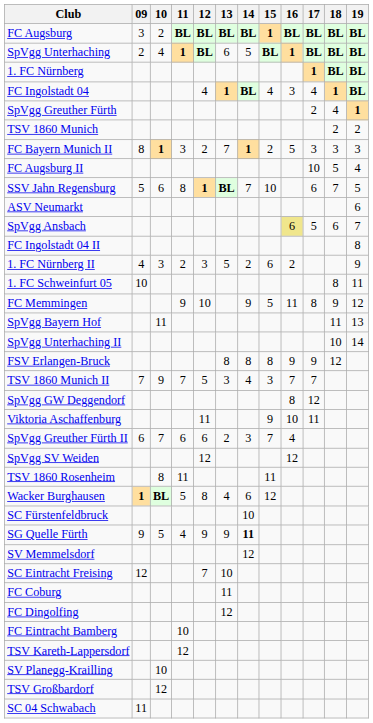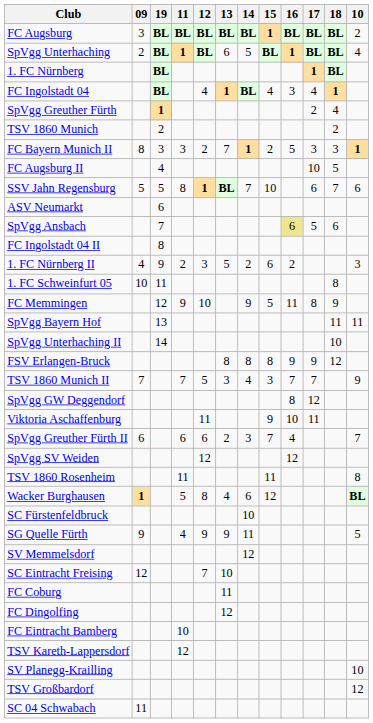columns swapped: (161, 14) <-> (357, 14)
(248, 534) bold -> (248, 534) normal
